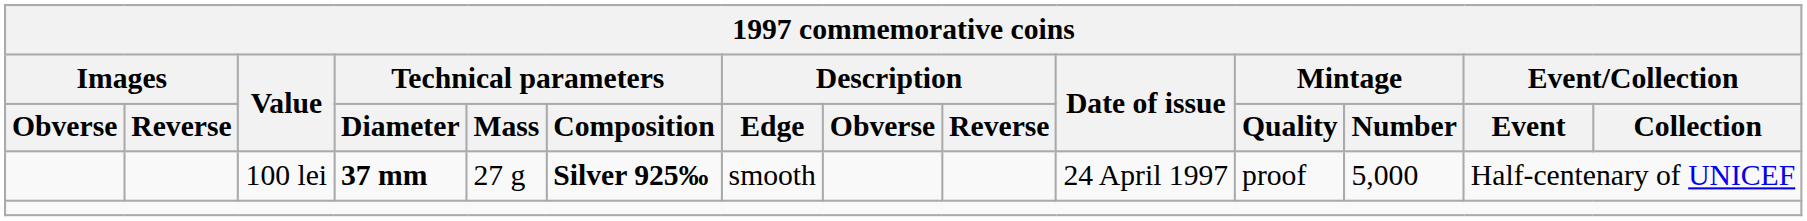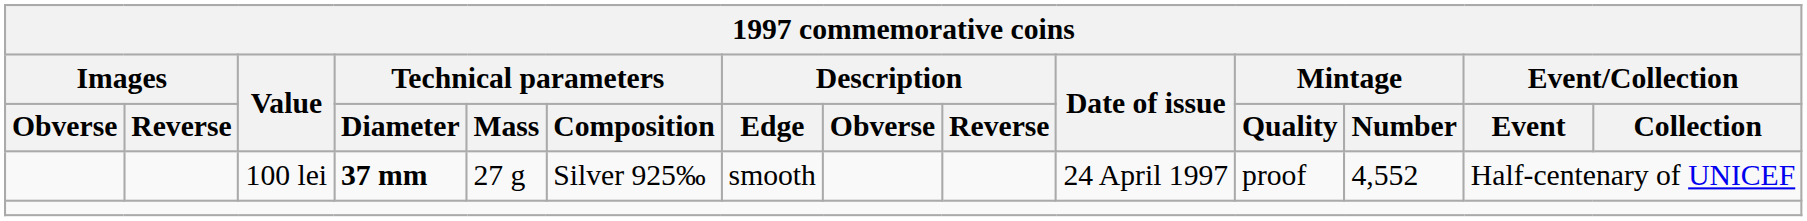(631, 176) bold -> (629, 176) normal
(1385, 176) 5,000 -> (1385, 176) 4,552
